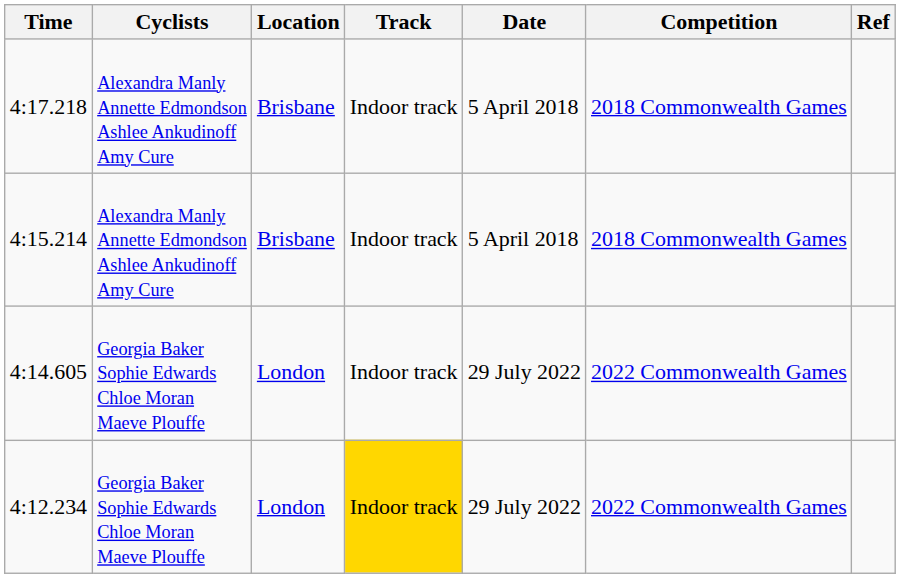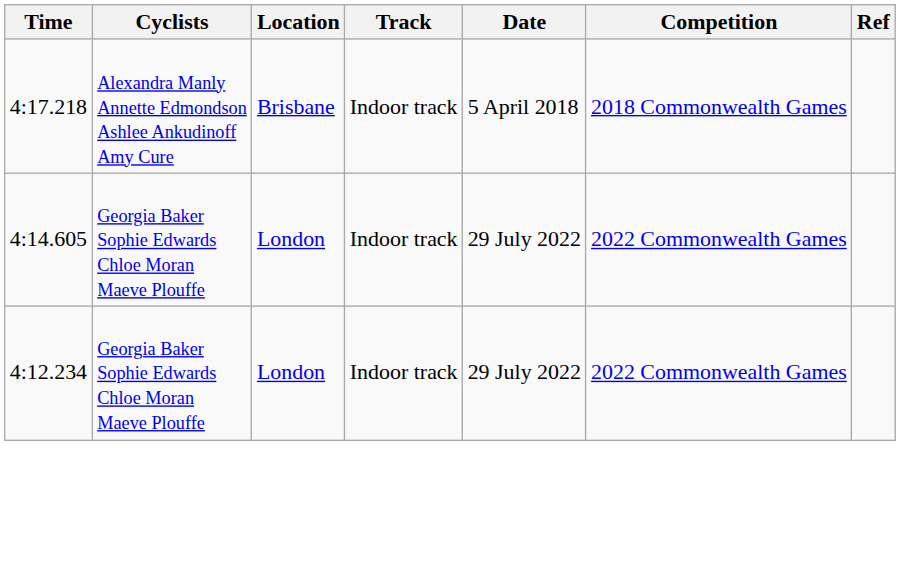- row: (48, 239)
(404, 506) gold background -> (404, 372) no background
